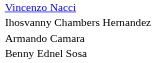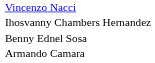rows swapped: (45, 38) <-> (46, 53)
